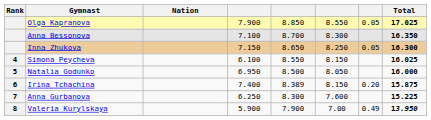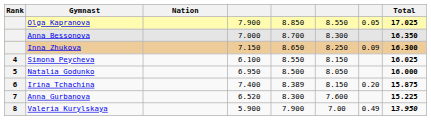(249, 35) 7.100 -> (249, 35) 7.000
(371, 48) 0.05 -> (371, 48) 0.09
(249, 97) 6.250 -> (249, 97) 6.520
